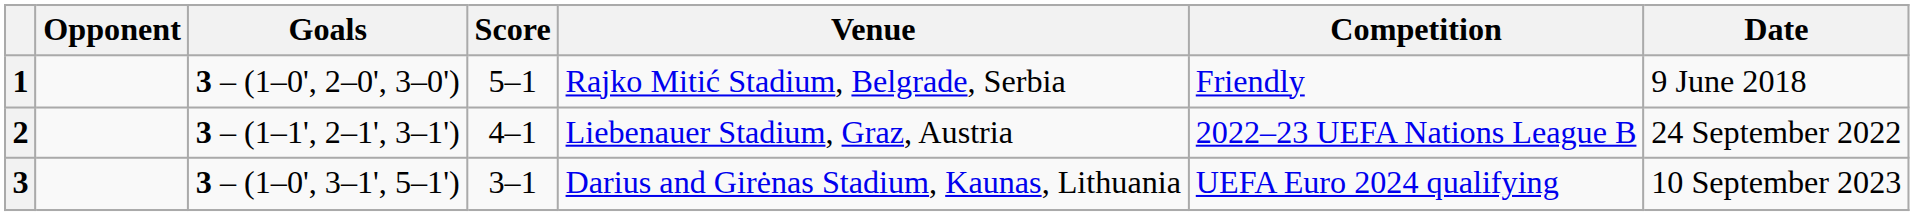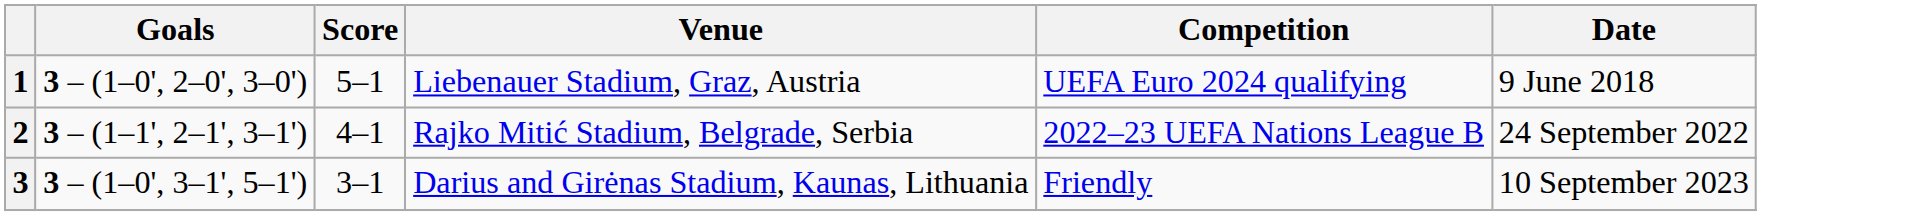- column: (112, 30)
(816, 81) Rajko Mitić Stadium, Belgrade, Serbia -> (637, 81) Liebenauer Stadium, Graz, Austria
(1250, 81) Friendly -> (1225, 81) UEFA Euro 2024 qualifying
(789, 132) Liebenauer Stadium, Graz, Austria -> (663, 132) Rajko Mitić Stadium, Belgrade, Serbia
(1377, 183) UEFA Euro 2024 qualifying -> (1098, 183) Friendly
